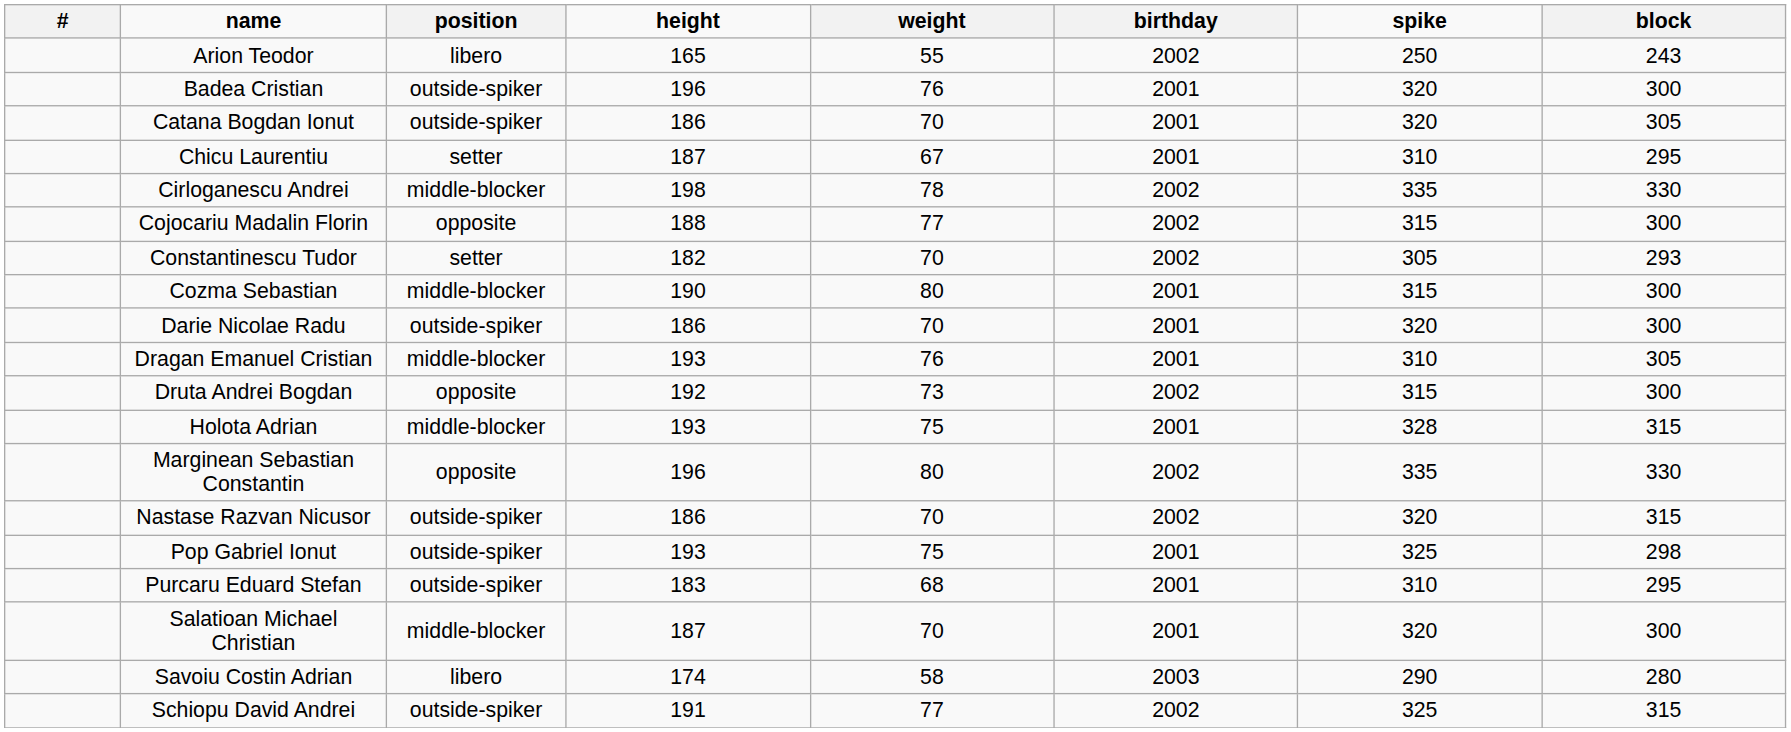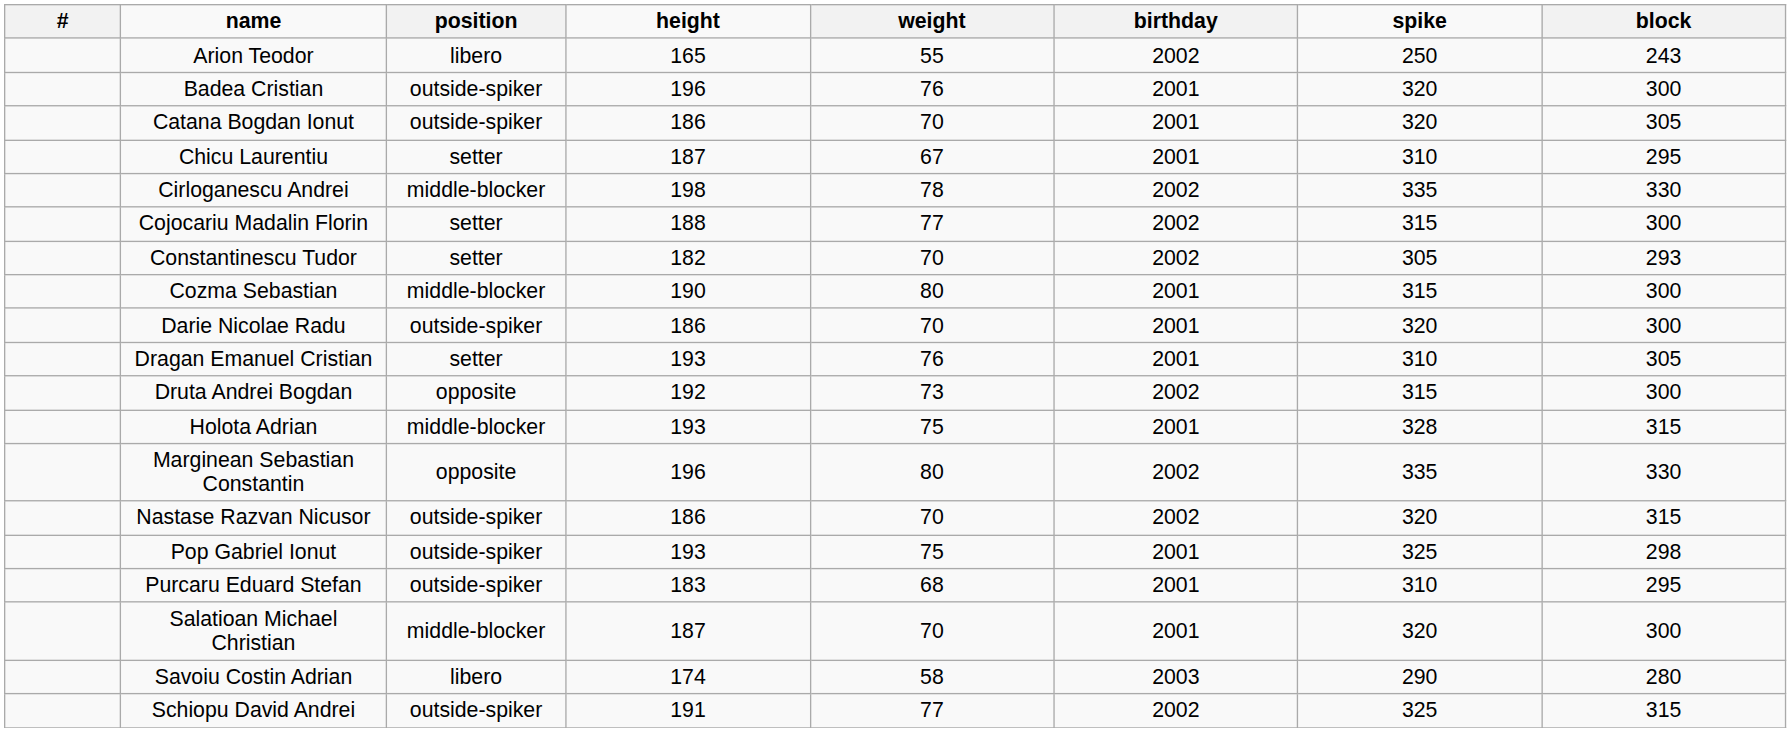(476, 223) opposite -> (476, 223) setter
(476, 358) middle-blocker -> (476, 358) setter
